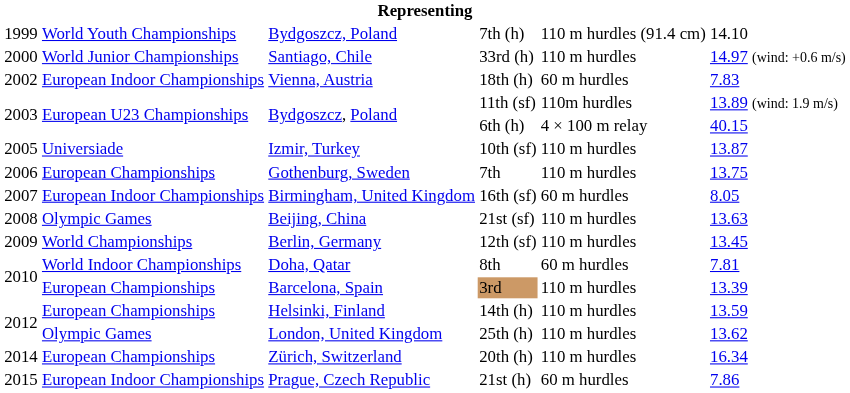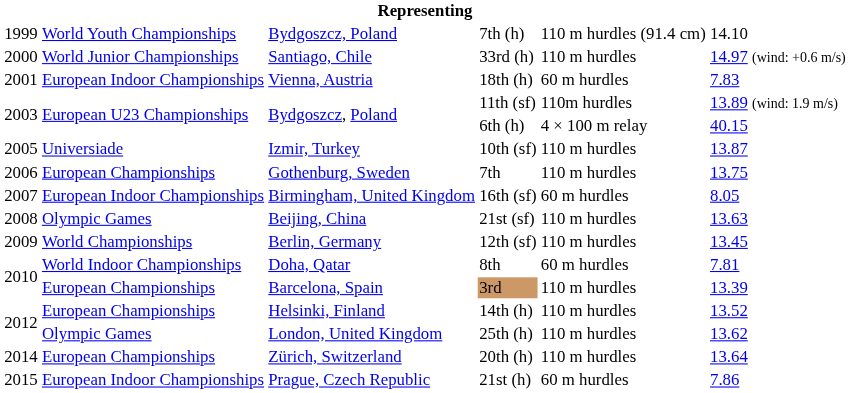(21, 79) 2002 -> (21, 79) 2001
(729, 310) 13.59 -> (729, 310) 13.52
(729, 357) 16.34 -> (729, 357) 13.64
